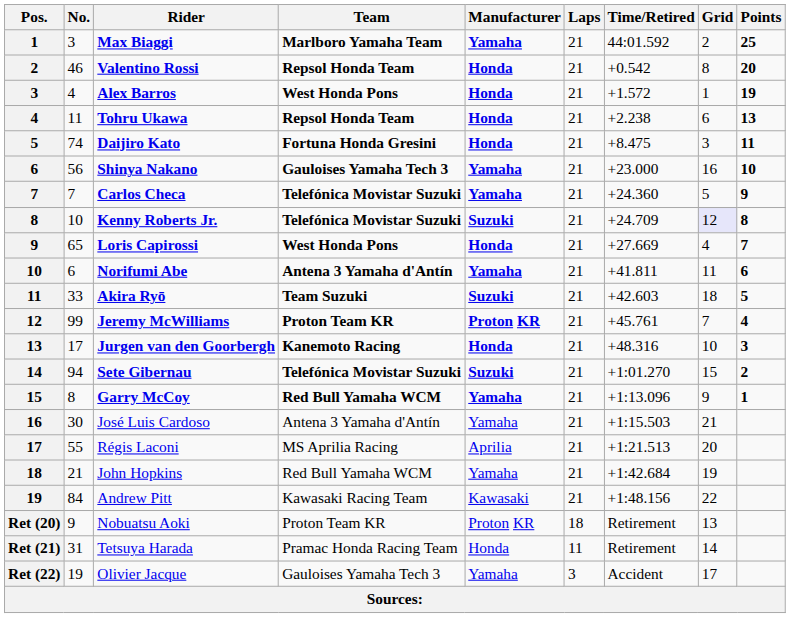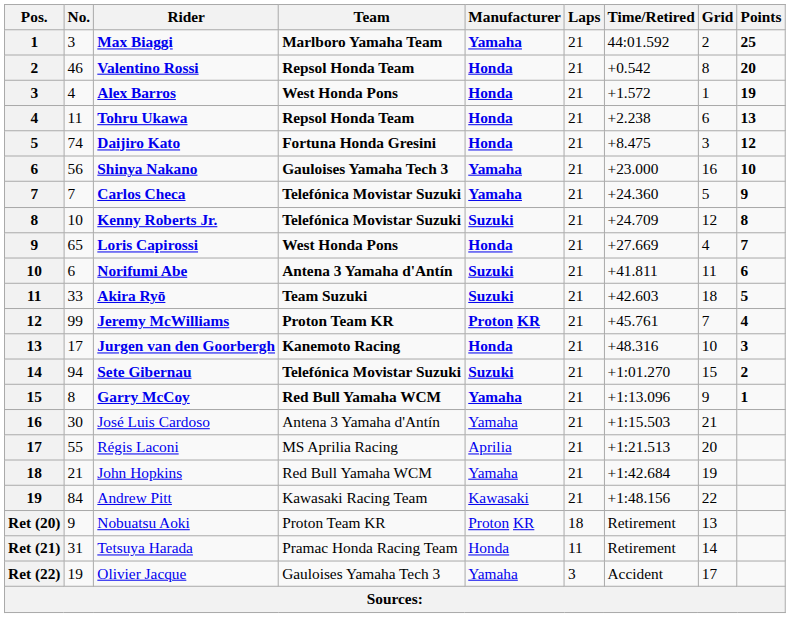(748, 143) 11 -> (748, 143) 12
(710, 219) lavender background -> (710, 219) no background
(495, 270) Yamaha -> (491, 270) Suzuki
